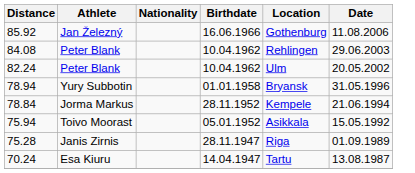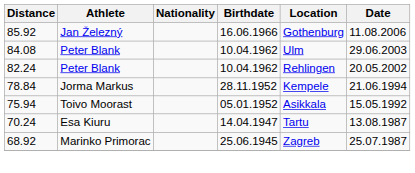(292, 50) Rehlingen -> (293, 50) Ulm
(276, 68) Ulm -> (309, 68) Rehlingen
- row: (21, 86)
- row: (21, 141)
+ row: (21, 141)
